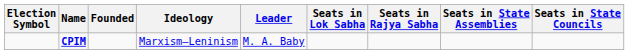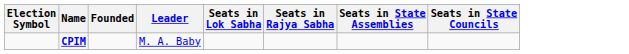- column: (188, 19)
